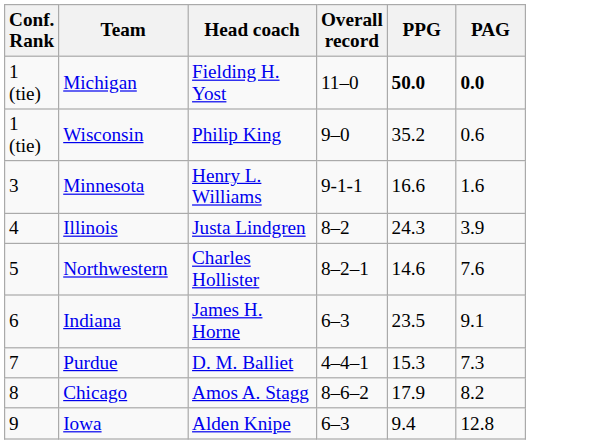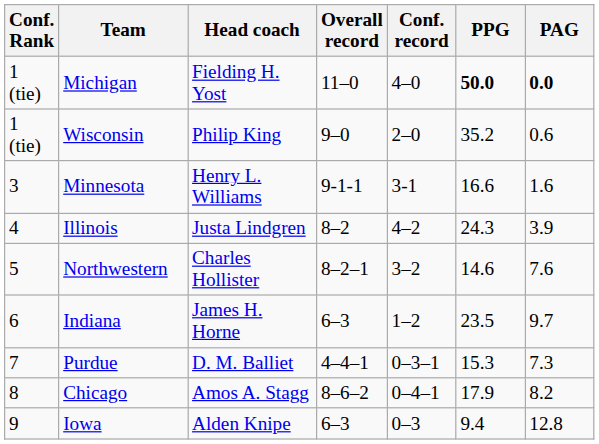+ column: (422, 30)
(472, 321) 9.1 -> (541, 321) 9.7
